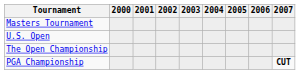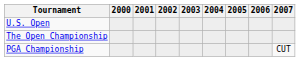- row: (50, 24)
(284, 63) bold -> (284, 50) normal
